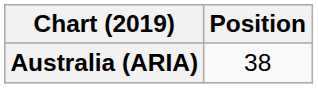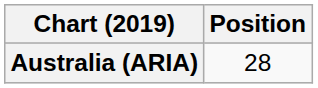(258, 62) 38 -> (258, 62) 28
